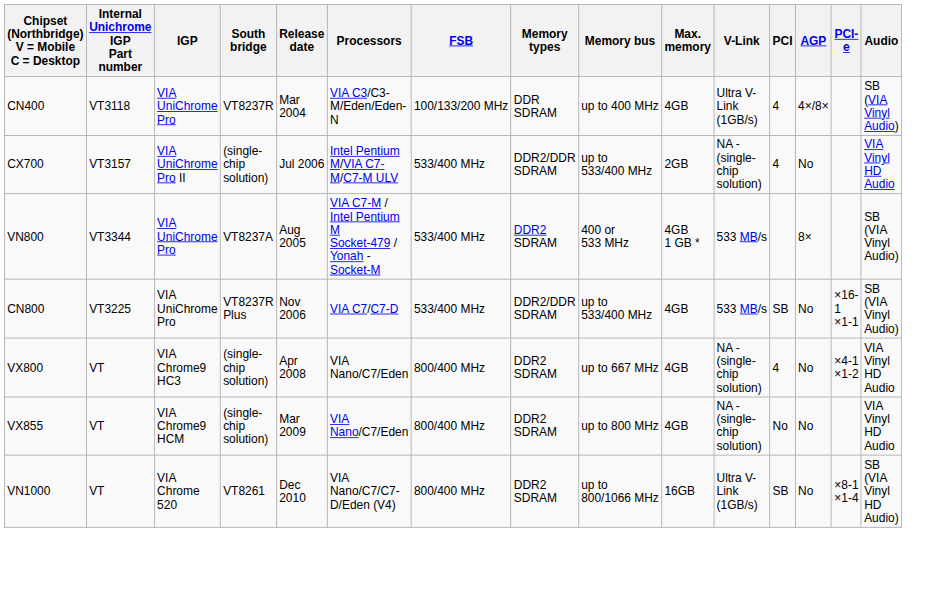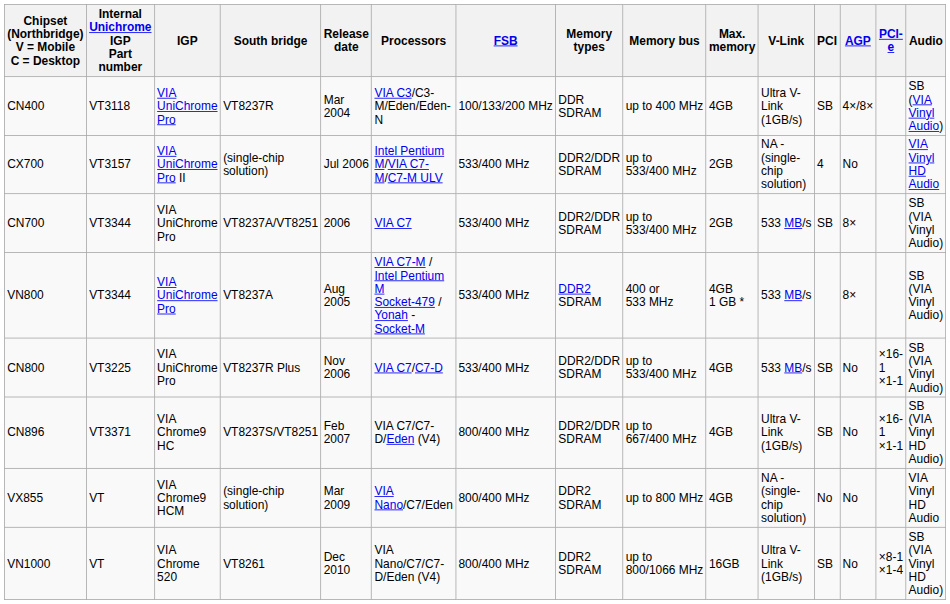(776, 106) 4 -> (825, 106) SB
+ row: (26, 224)
+ row: (26, 433)
- row: (25, 368)
